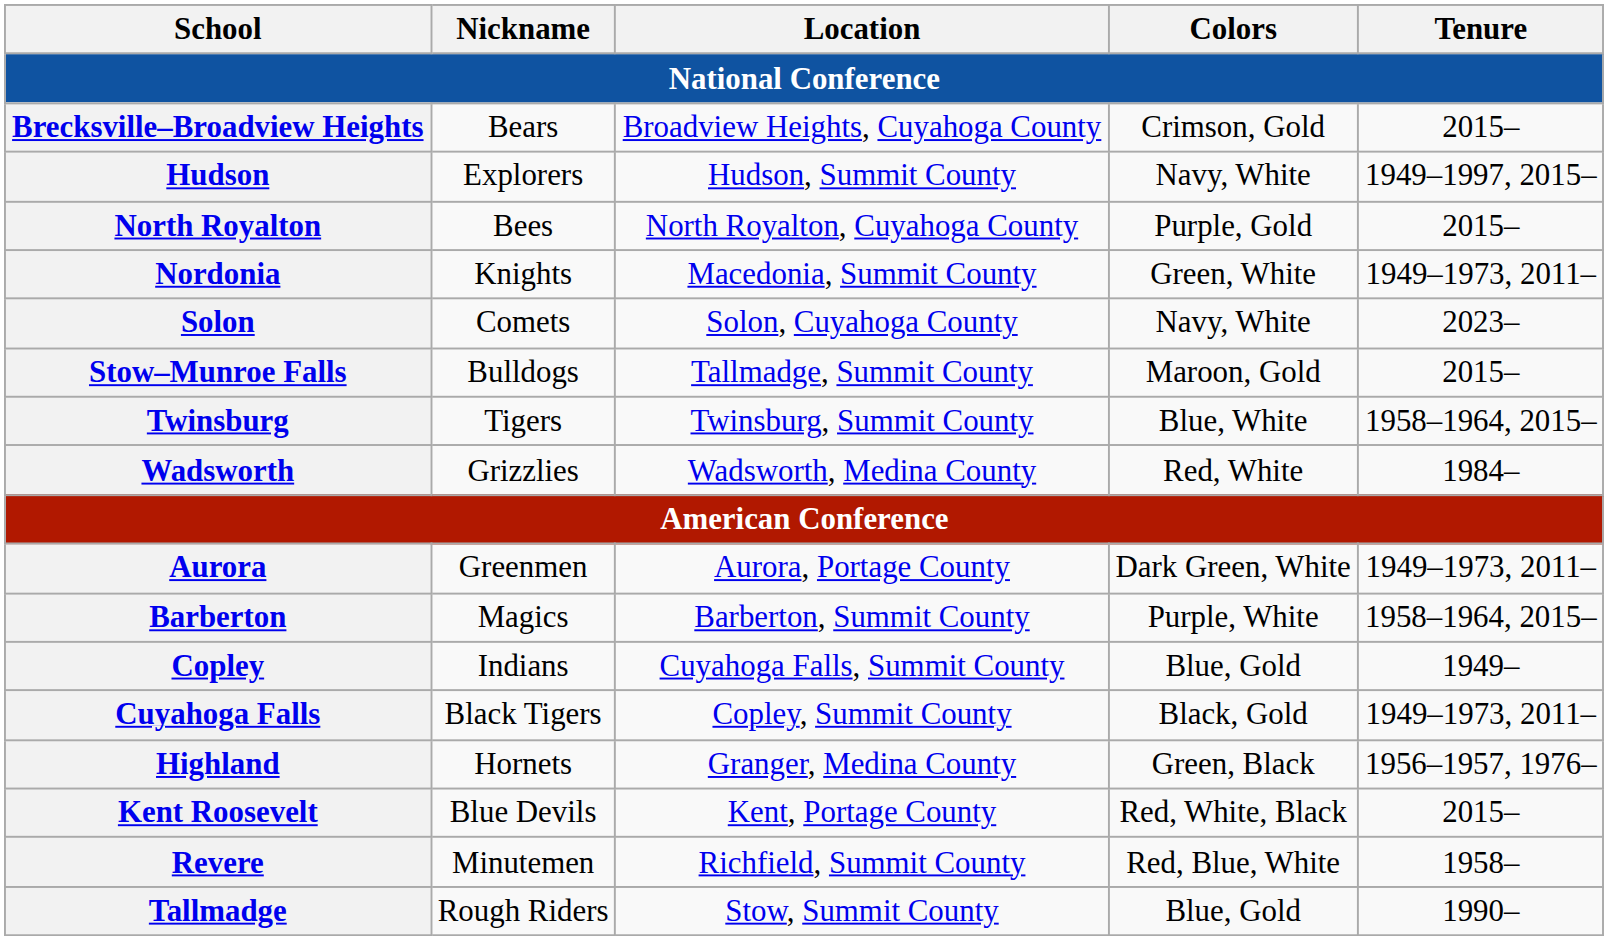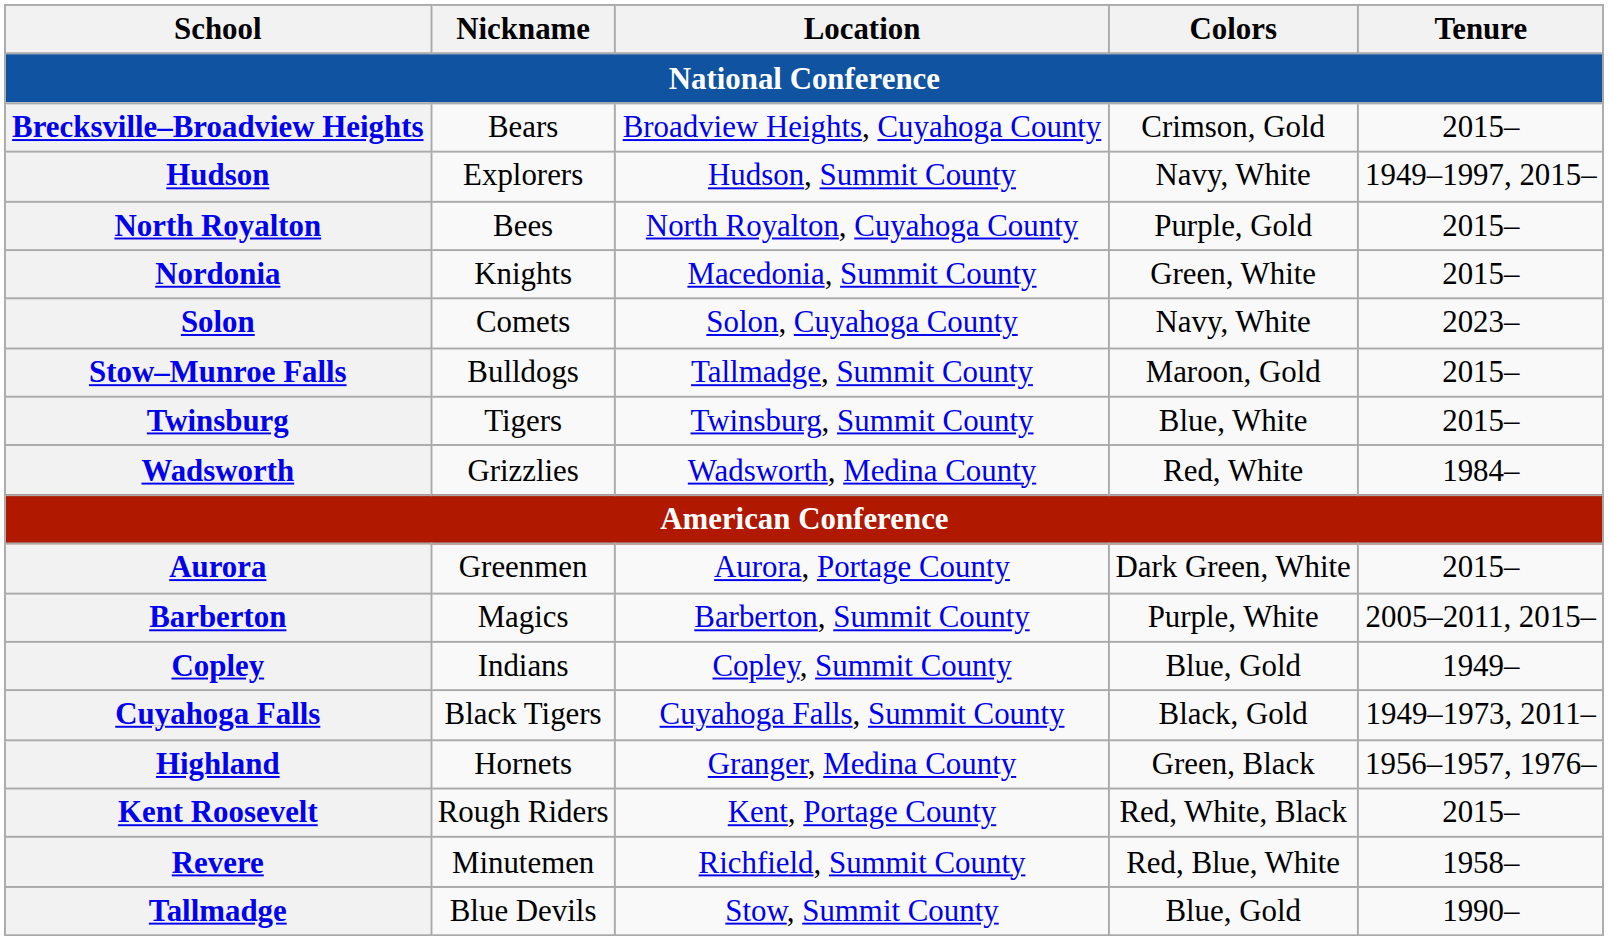(1481, 273) 1949–1973, 2011– -> (1481, 273) 2015–
(1481, 420) 1958–1964, 2015– -> (1481, 420) 2015–
(1481, 567) 1949–1973, 2011– -> (1481, 567) 2015–
(1481, 616) 1958–1964, 2015– -> (1481, 616) 2005–2011, 2015–
(862, 665) Cuyahoga Falls, Summit County -> (862, 665) Copley, Summit County
(862, 714) Copley, Summit County -> (862, 714) Cuyahoga Falls, Summit County
(523, 812) Blue Devils -> (523, 812) Rough Riders
(523, 910) Rough Riders -> (523, 910) Blue Devils
